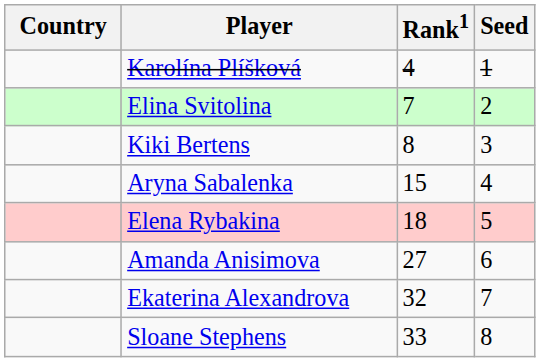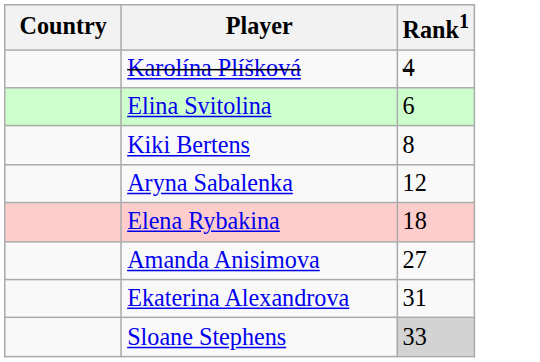- column: (504, 26)
(409, 106) 7 -> (409, 106) 6
(415, 183) 15 -> (415, 183) 12
(415, 298) 32 -> (415, 298) 31
(415, 336) no background -> (415, 336) lightgrey background
